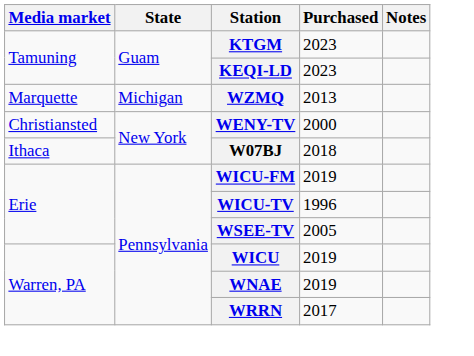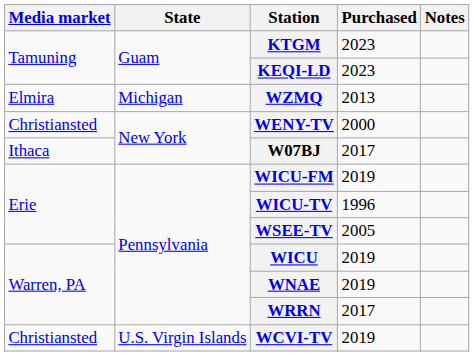(43, 97) Marquette -> (31, 97) Elmira
(320, 151) 2018 -> (358, 151) 2017
+ row: (294, 337)
